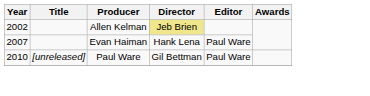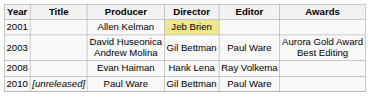(17, 27) 2002 -> (17, 27) 2001
+ row: (126, 47)
(17, 42) 2007 -> (17, 68) 2008
(228, 42) Paul Ware -> (249, 68) Ray Volkema
